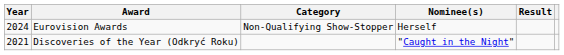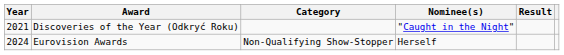rows swapped: (136, 42) <-> (80, 27)
